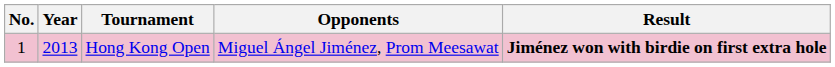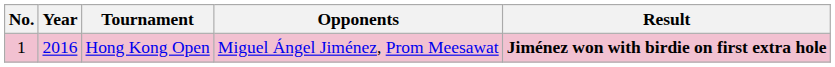(60, 47) 2013 -> (60, 47) 2016
